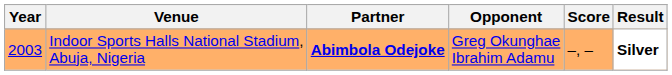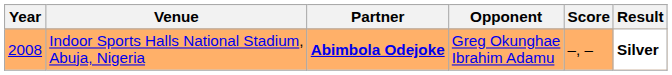(25, 50) 2003 -> (25, 50) 2008
